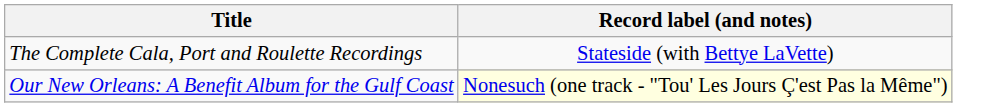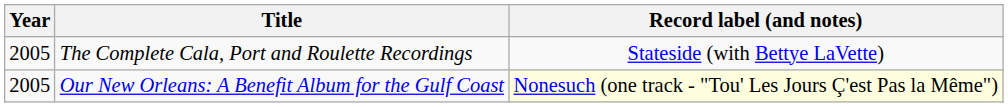+ column: (30, 20)
